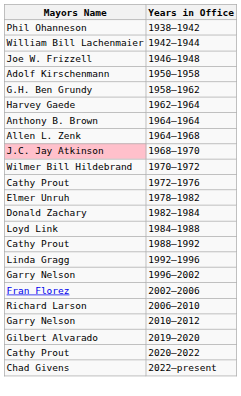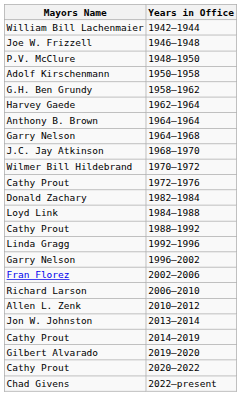- row: (174, 28)
+ row: (174, 58)
(44, 136) Allen L. Zenk -> (41, 136) Garry Nelson
(55, 151) pink background -> (55, 151) no background
- row: (174, 198)
(41, 321) Garry Nelson -> (44, 306) Allen L. Zenk
+ row: (174, 321)
+ row: (174, 337)
